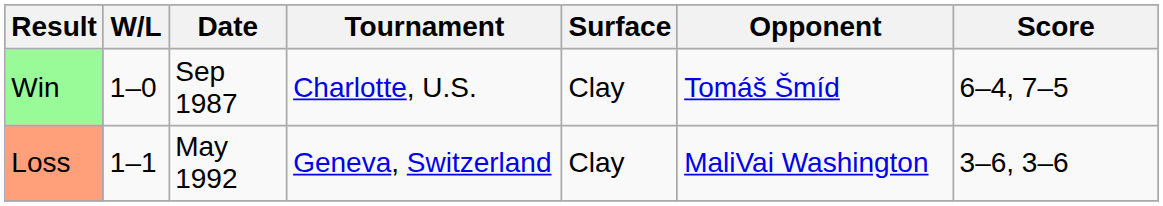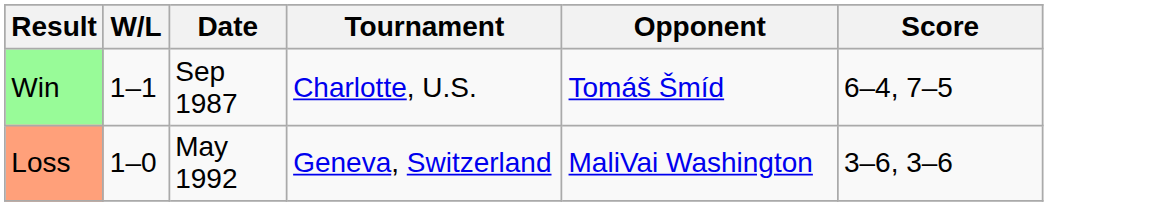- column: (620, 26)
(133, 86) 1–0 -> (133, 86) 1–1
(133, 162) 1–1 -> (133, 162) 1–0
